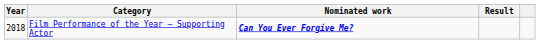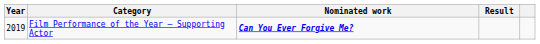(16, 28) 2018 -> (16, 28) 2019
